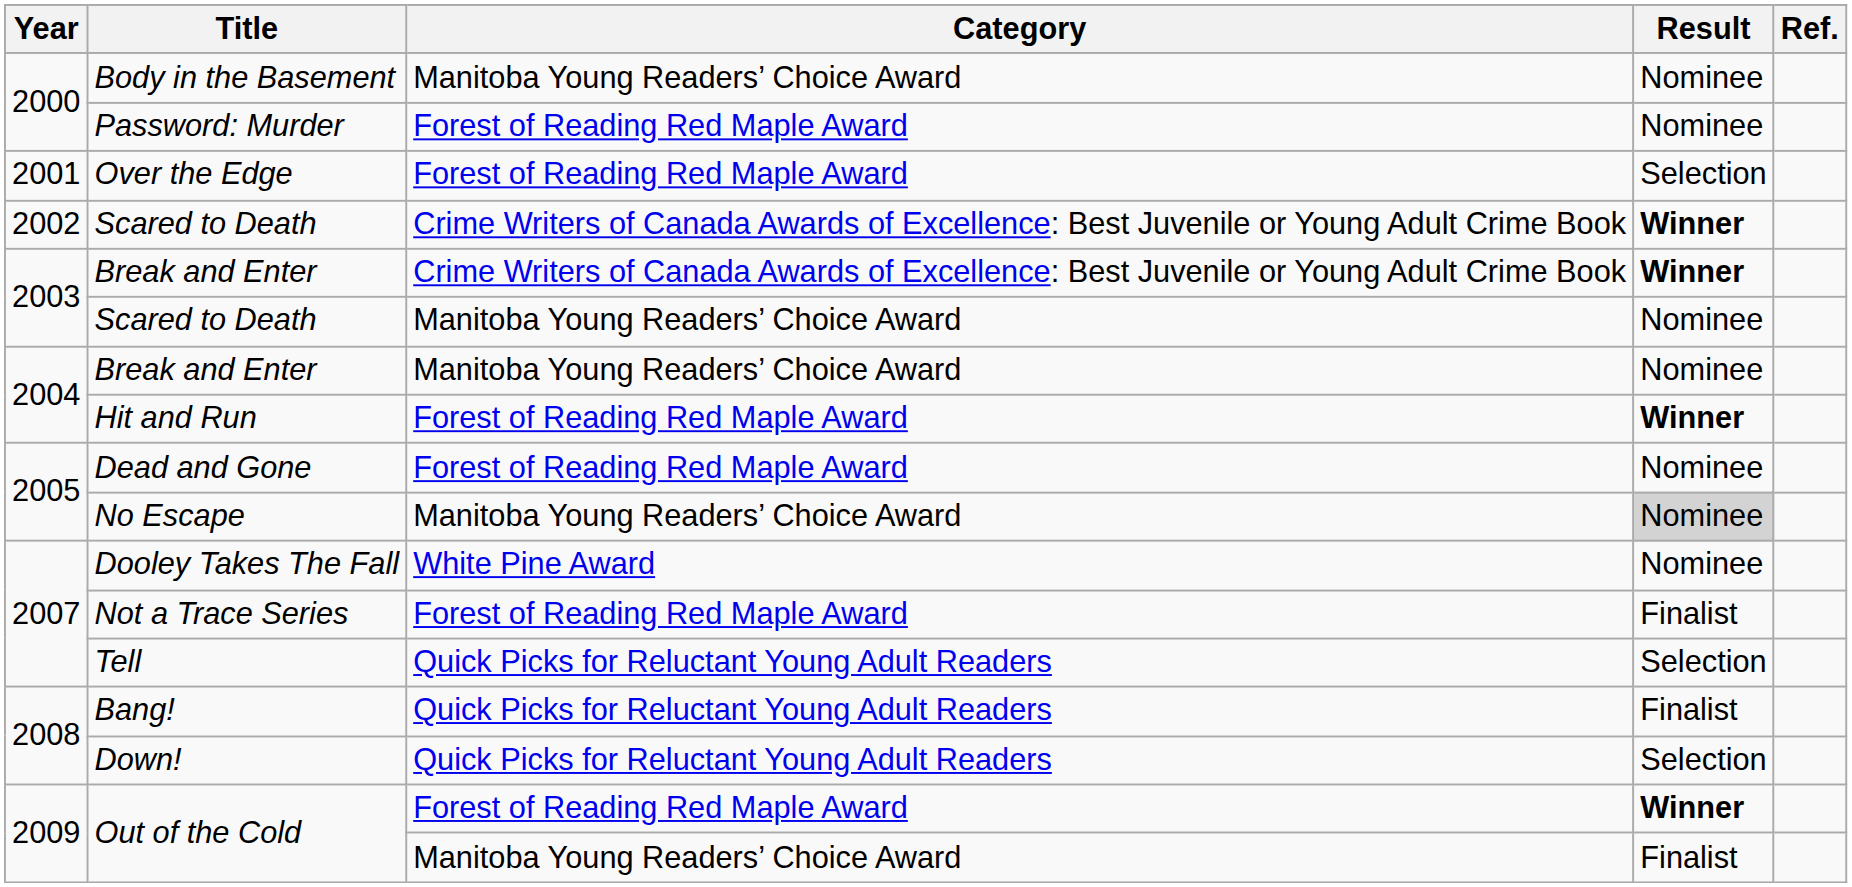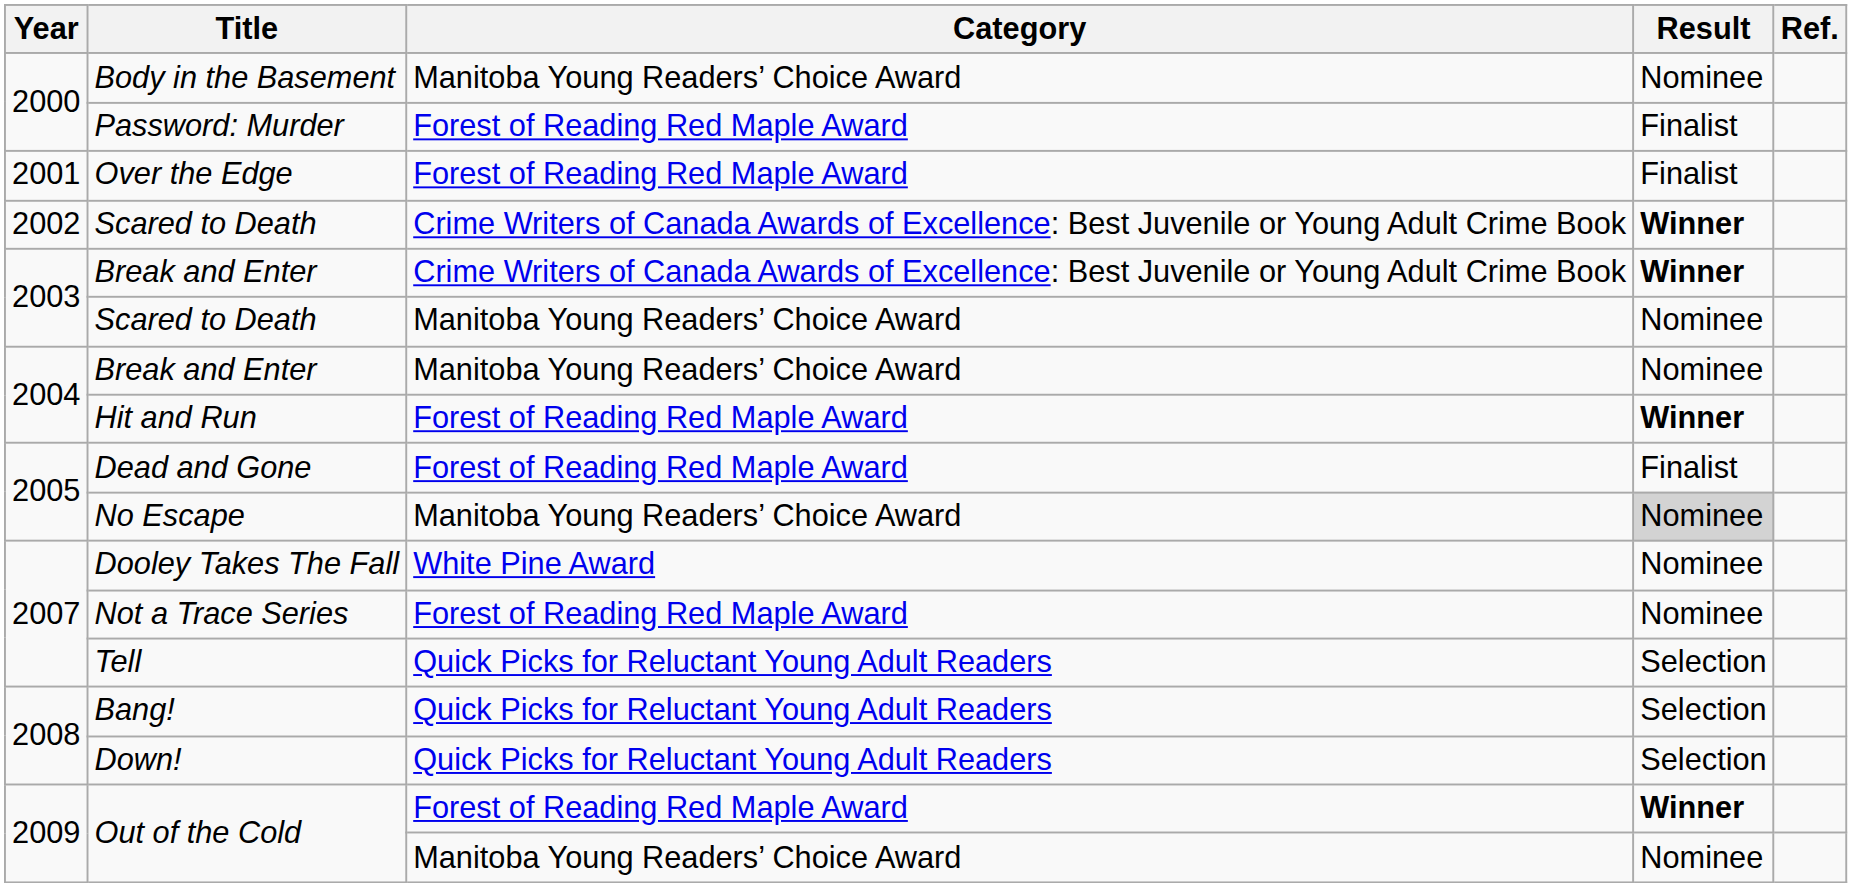(1702, 126) Nominee -> (1689, 126) Finalist
(1703, 175) Selection -> (1689, 175) Finalist
(1702, 467) Nominee -> (1689, 467) Finalist
(1689, 613) Finalist -> (1702, 613) Nominee
(1689, 710) Finalist -> (1703, 710) Selection
(1689, 857) Finalist -> (1702, 857) Nominee
